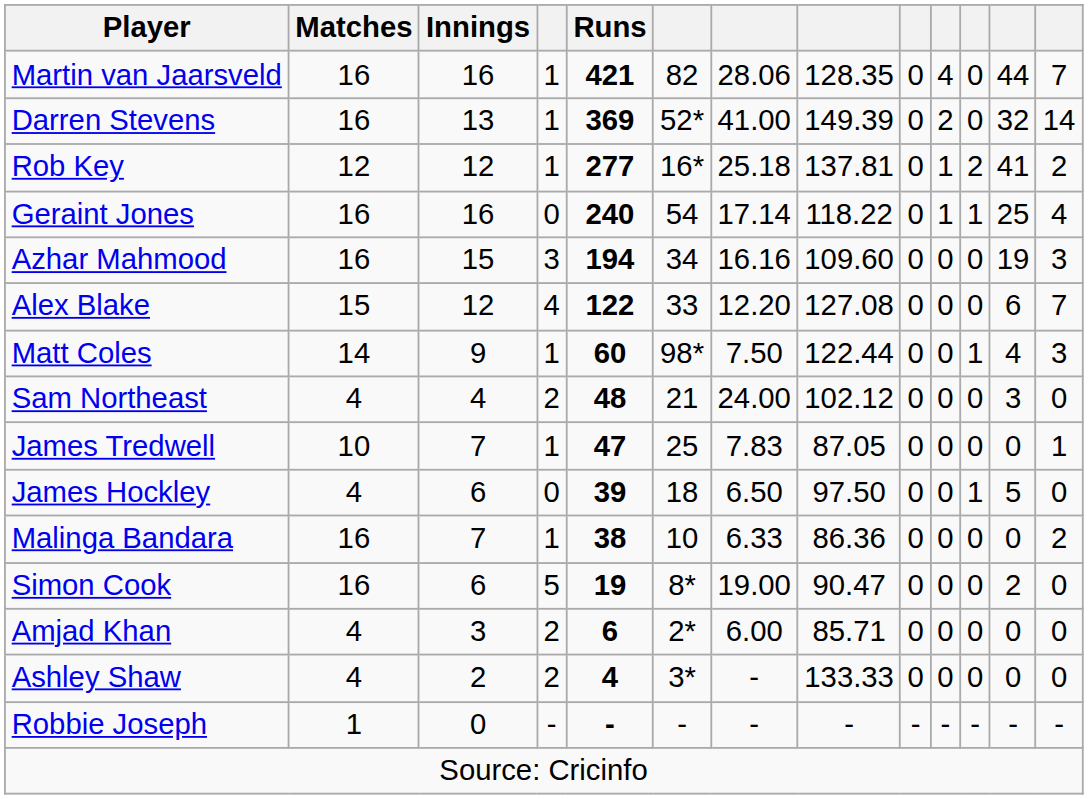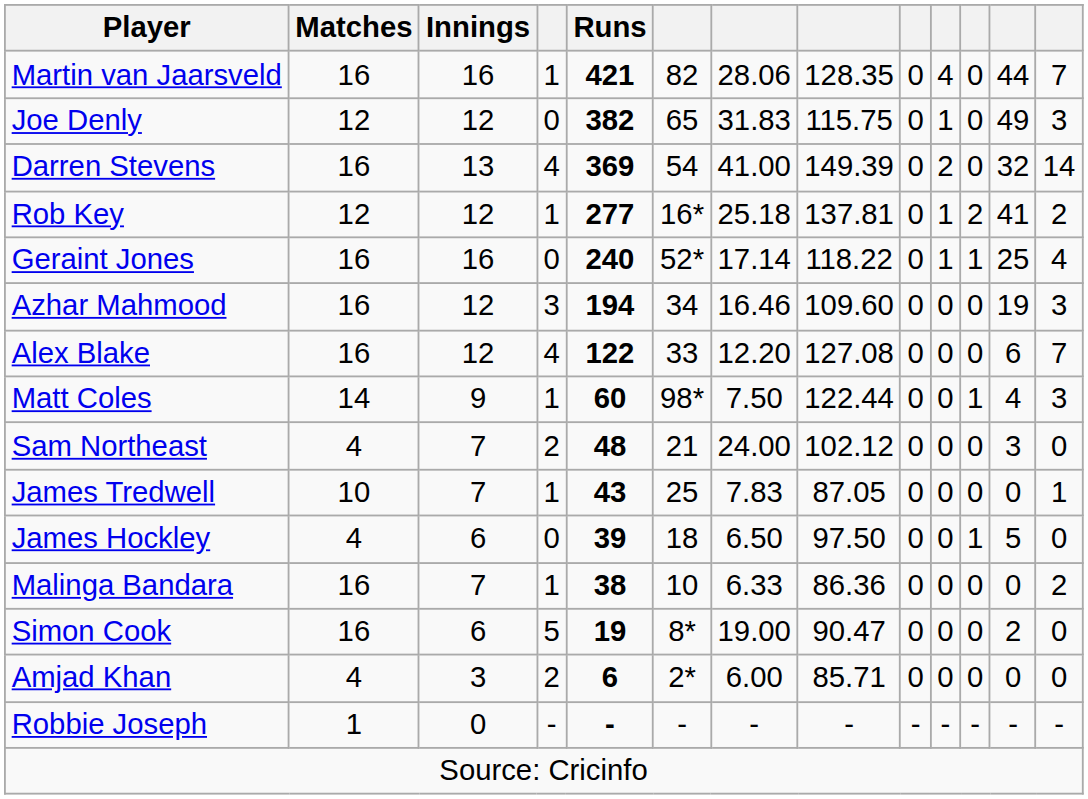+ row: (77, 120)
(552, 120) 1 -> (552, 167) 4
(682, 120) 52* -> (682, 167) 54
(682, 213) 54 -> (682, 259) 52*
(478, 259) 15 -> (478, 306) 12
(754, 259) 16.16 -> (754, 306) 16.46
(354, 306) 15 -> (354, 352) 16
(478, 399) 4 -> (478, 445) 7
(610, 445) 47 -> (610, 492) 43
- row: (96, 677)
